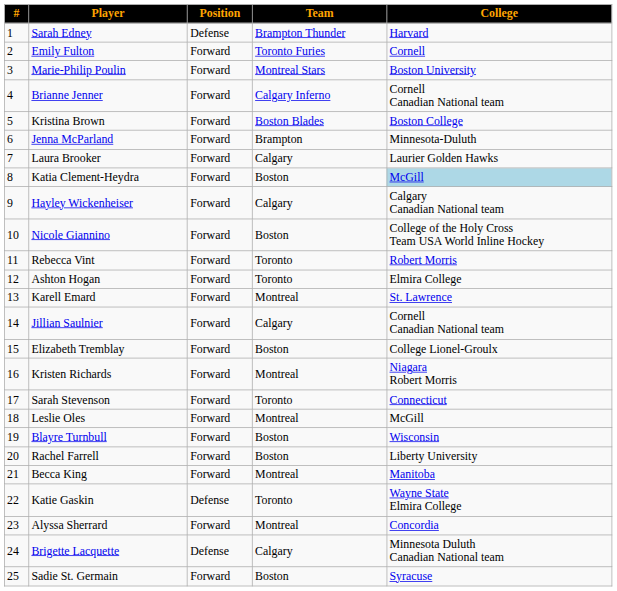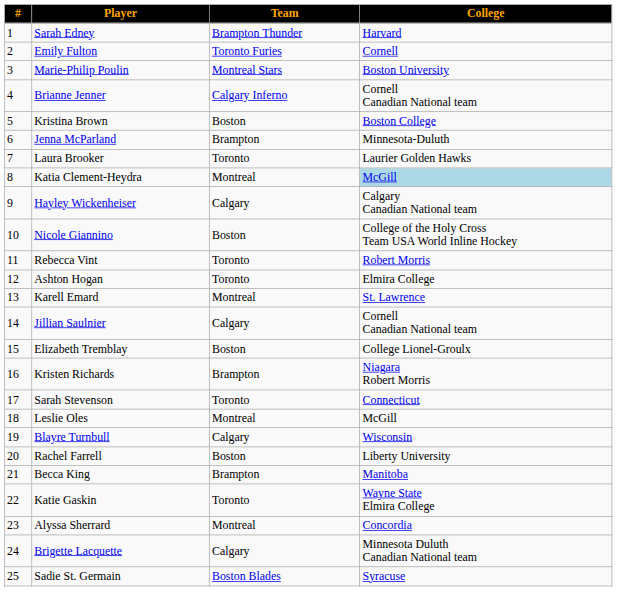- column: (220, 13)
(289, 121) Boston Blades -> (229, 121) Boston
(274, 158) Calgary -> (231, 158) Toronto
(272, 177) Boston -> (234, 177) Montreal
(277, 374) Montreal -> (236, 374) Brampton
(272, 437) Boston -> (231, 437) Calgary
(277, 474) Montreal -> (236, 474) Brampton
(272, 576) Boston -> (246, 576) Boston Blades
